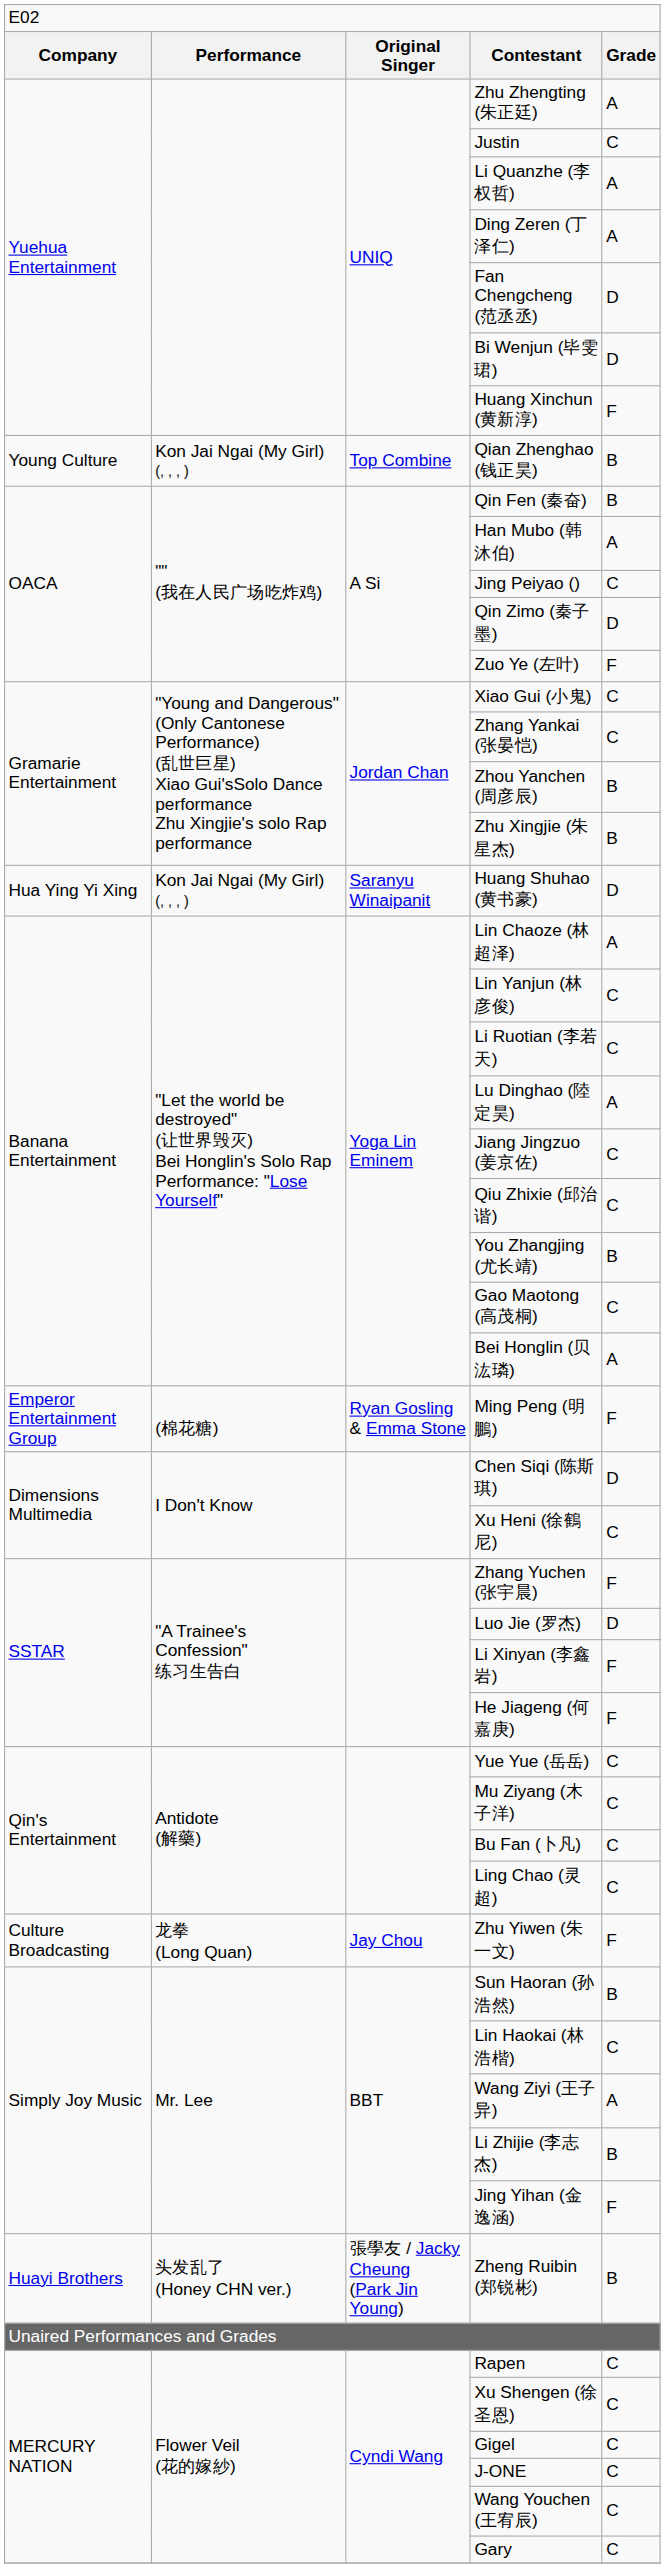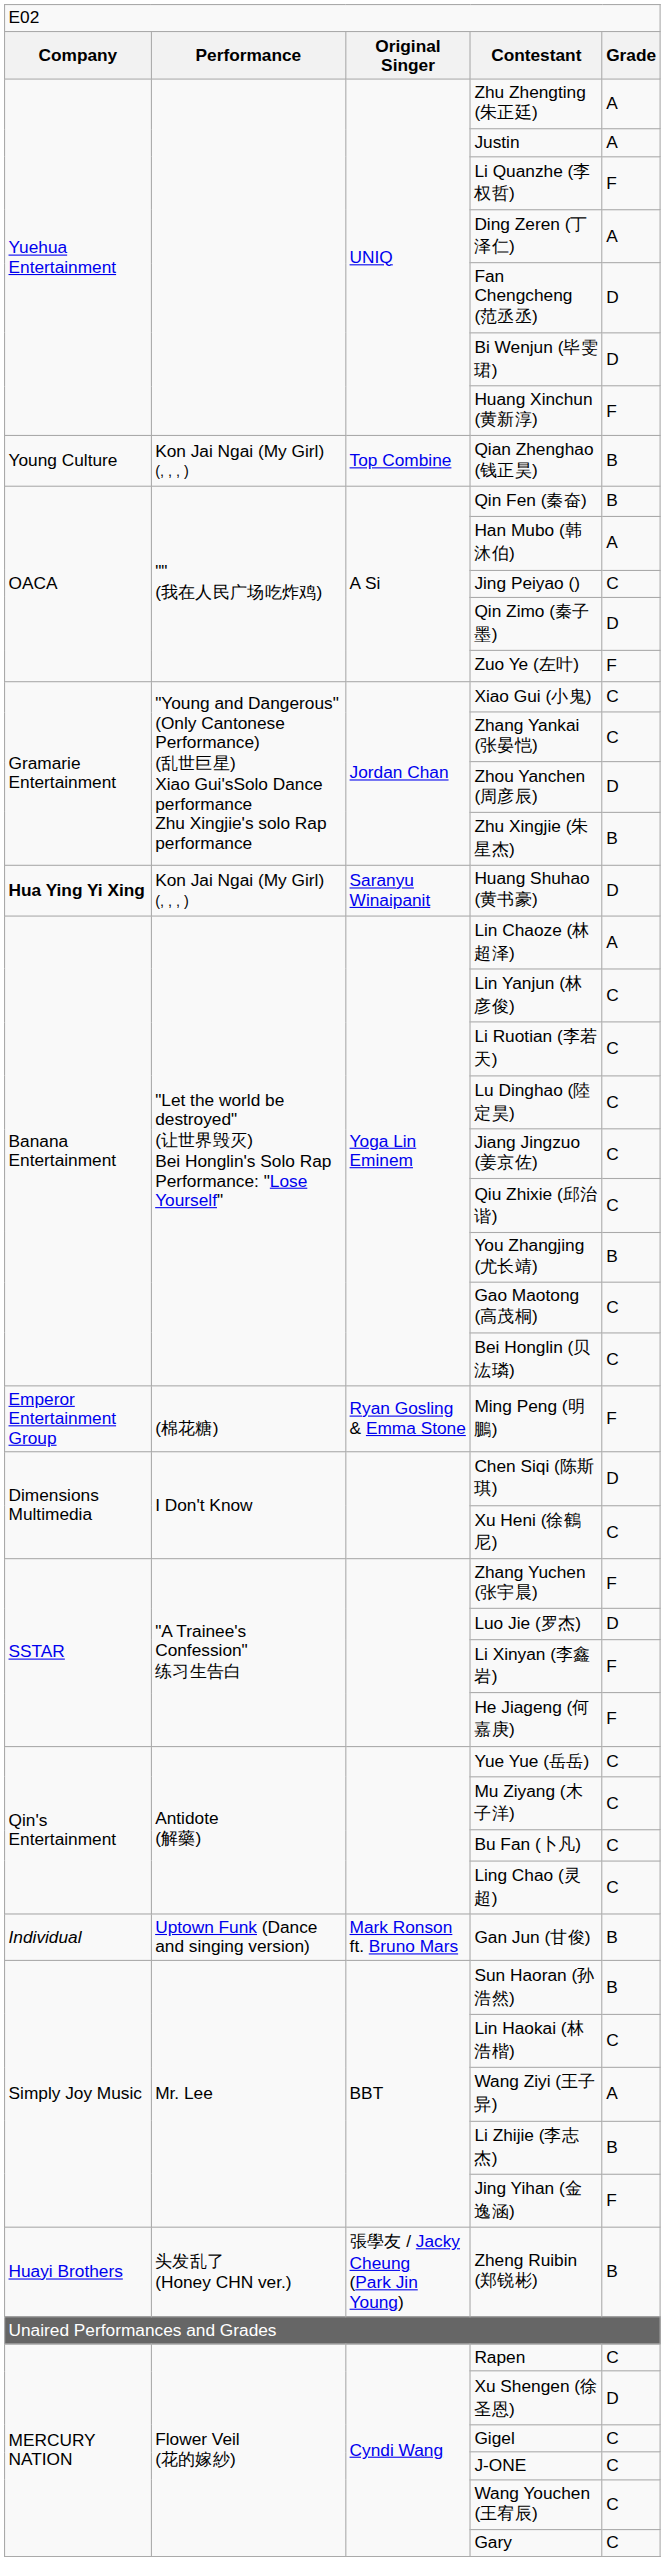(612, 142) C -> (612, 142) A
(612, 182) A -> (611, 182) F
(612, 787) B -> (612, 787) D
(73, 890) normal -> (77, 890) bold
(612, 1102) A -> (612, 1102) C
(612, 1359) A -> (612, 1359) C
- row: (529, 1940)
+ row: (532, 1936)
(612, 2404) C -> (612, 2397) D
